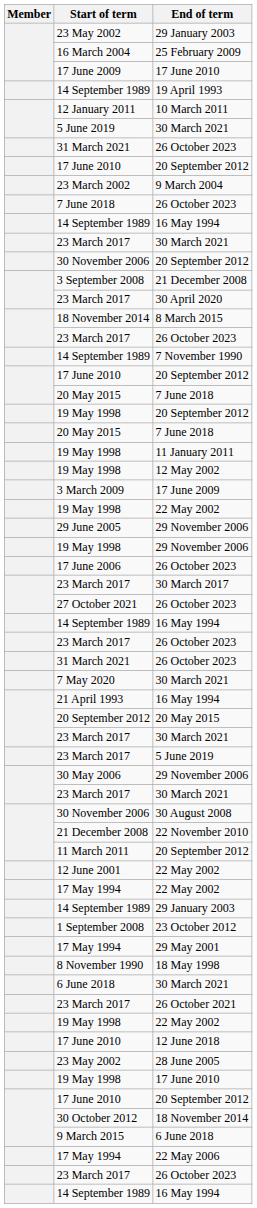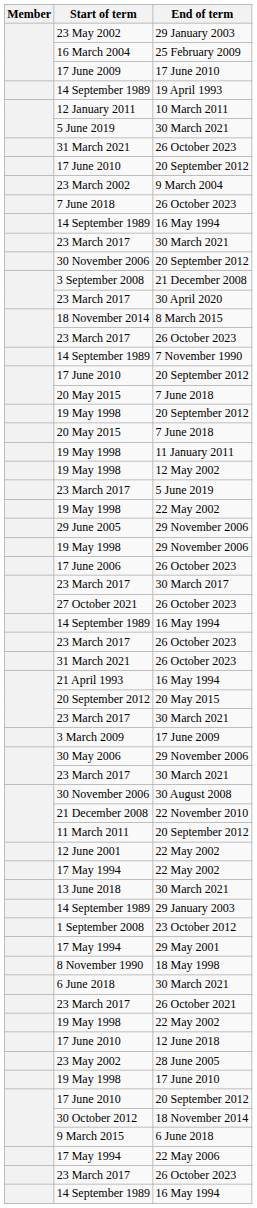rows swapped: (90, 489) <-> (93, 756)
- row: (86, 680)
+ row: (89, 889)
